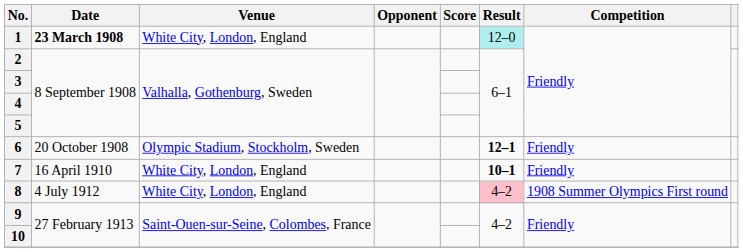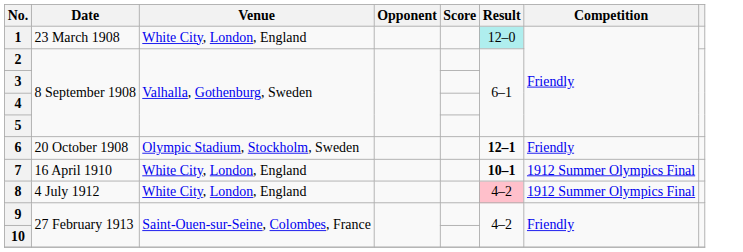(79, 37) bold -> (77, 37) normal
(551, 170) Friendly -> (611, 170) 1912 Summer Olympics Final
(627, 192) 1908 Summer Olympics First round -> (611, 192) 1912 Summer Olympics Final
